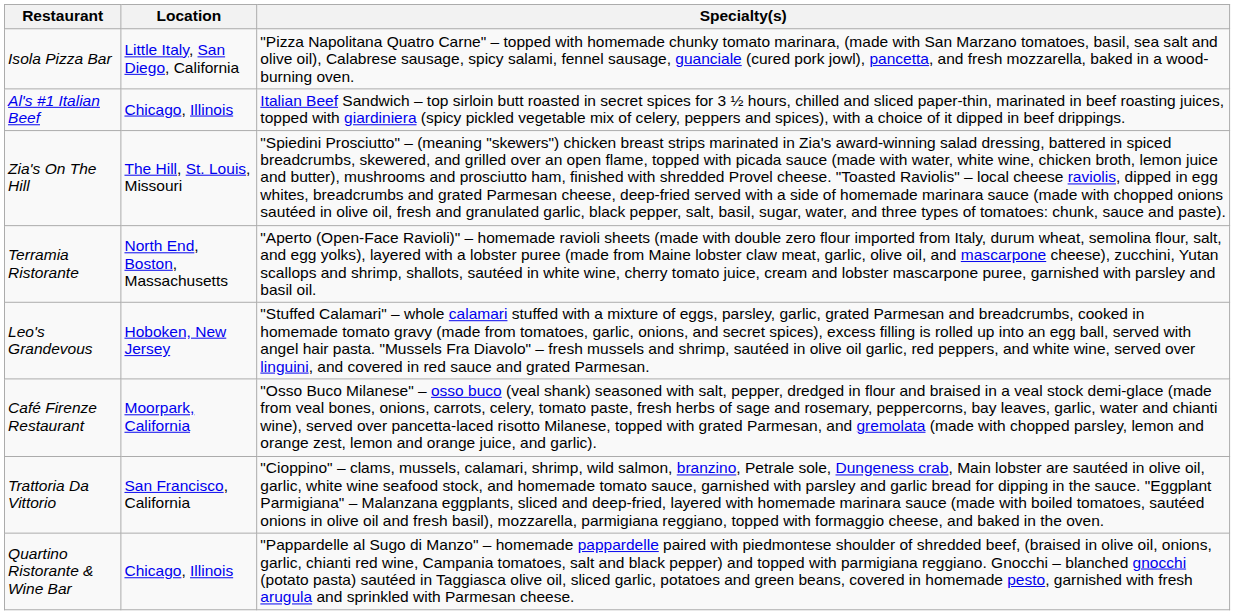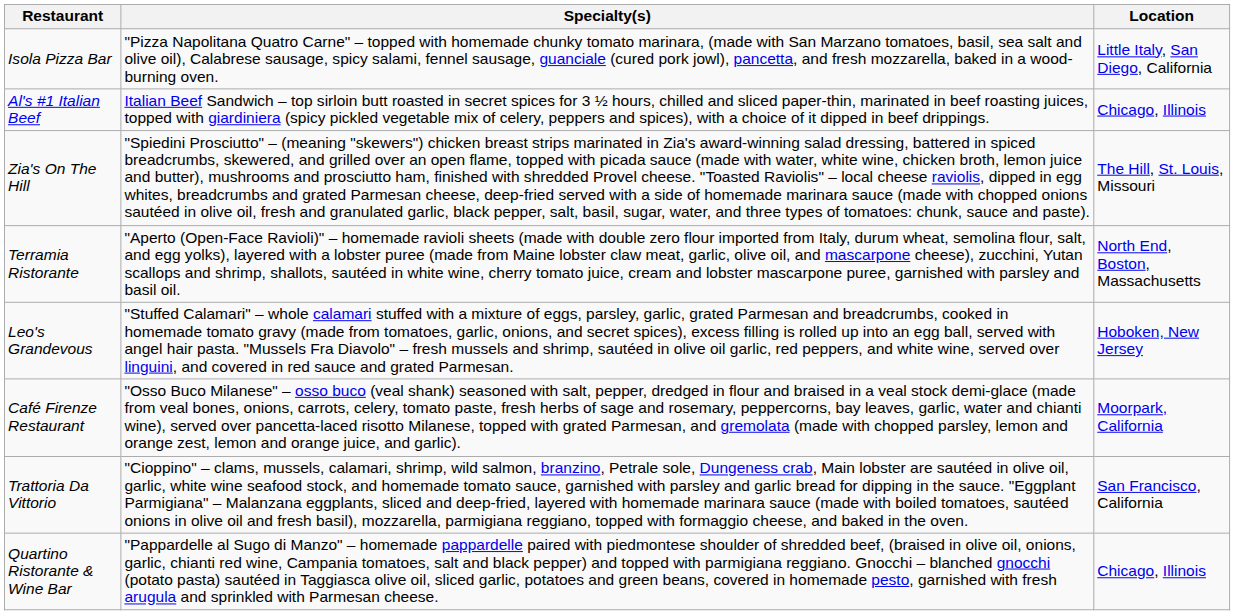columns swapped: (189, 16) <-> (743, 16)
